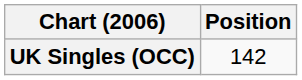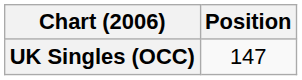(248, 56) 142 -> (248, 56) 147
